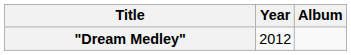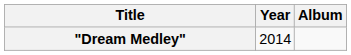(275, 38) 2012 -> (275, 38) 2014
